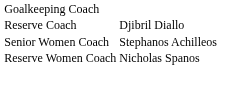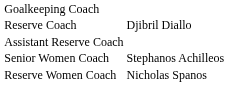+ row: (64, 42)
